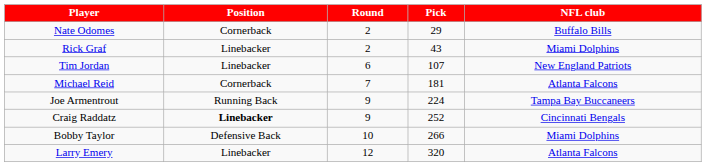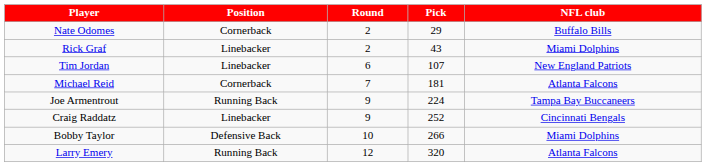(246, 118) bold -> (246, 118) normal
(246, 153) Linebacker -> (246, 153) Running Back
